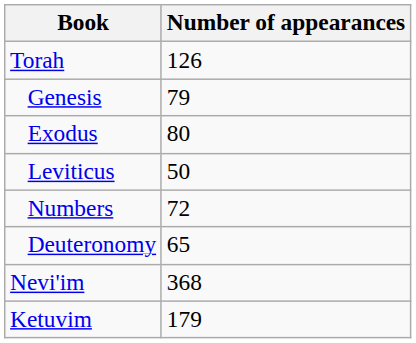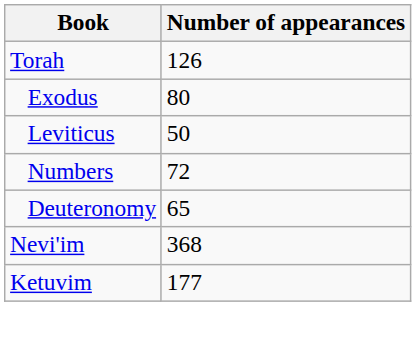- row: (56, 97)
(184, 319) 179 -> (184, 282) 177
